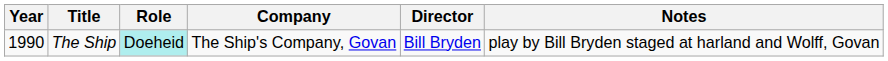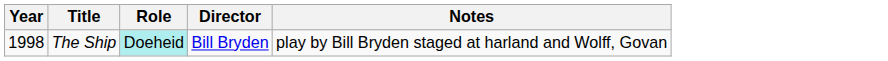- column: (294, 17)
(26, 42) 1990 -> (26, 42) 1998
